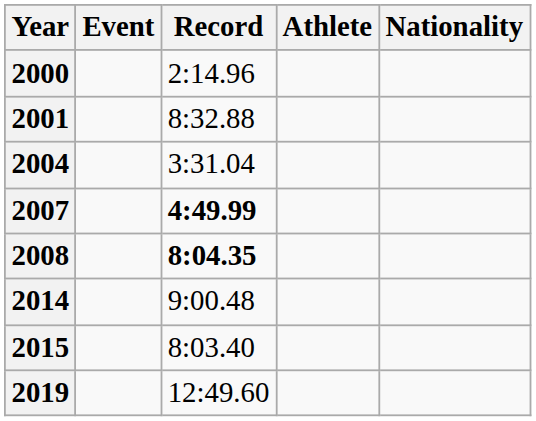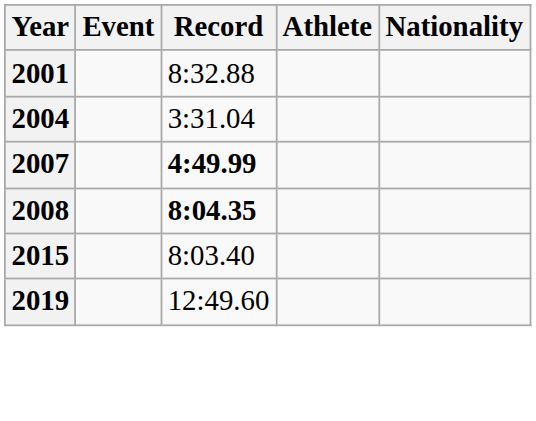- row: (40, 73)
- row: (40, 301)
